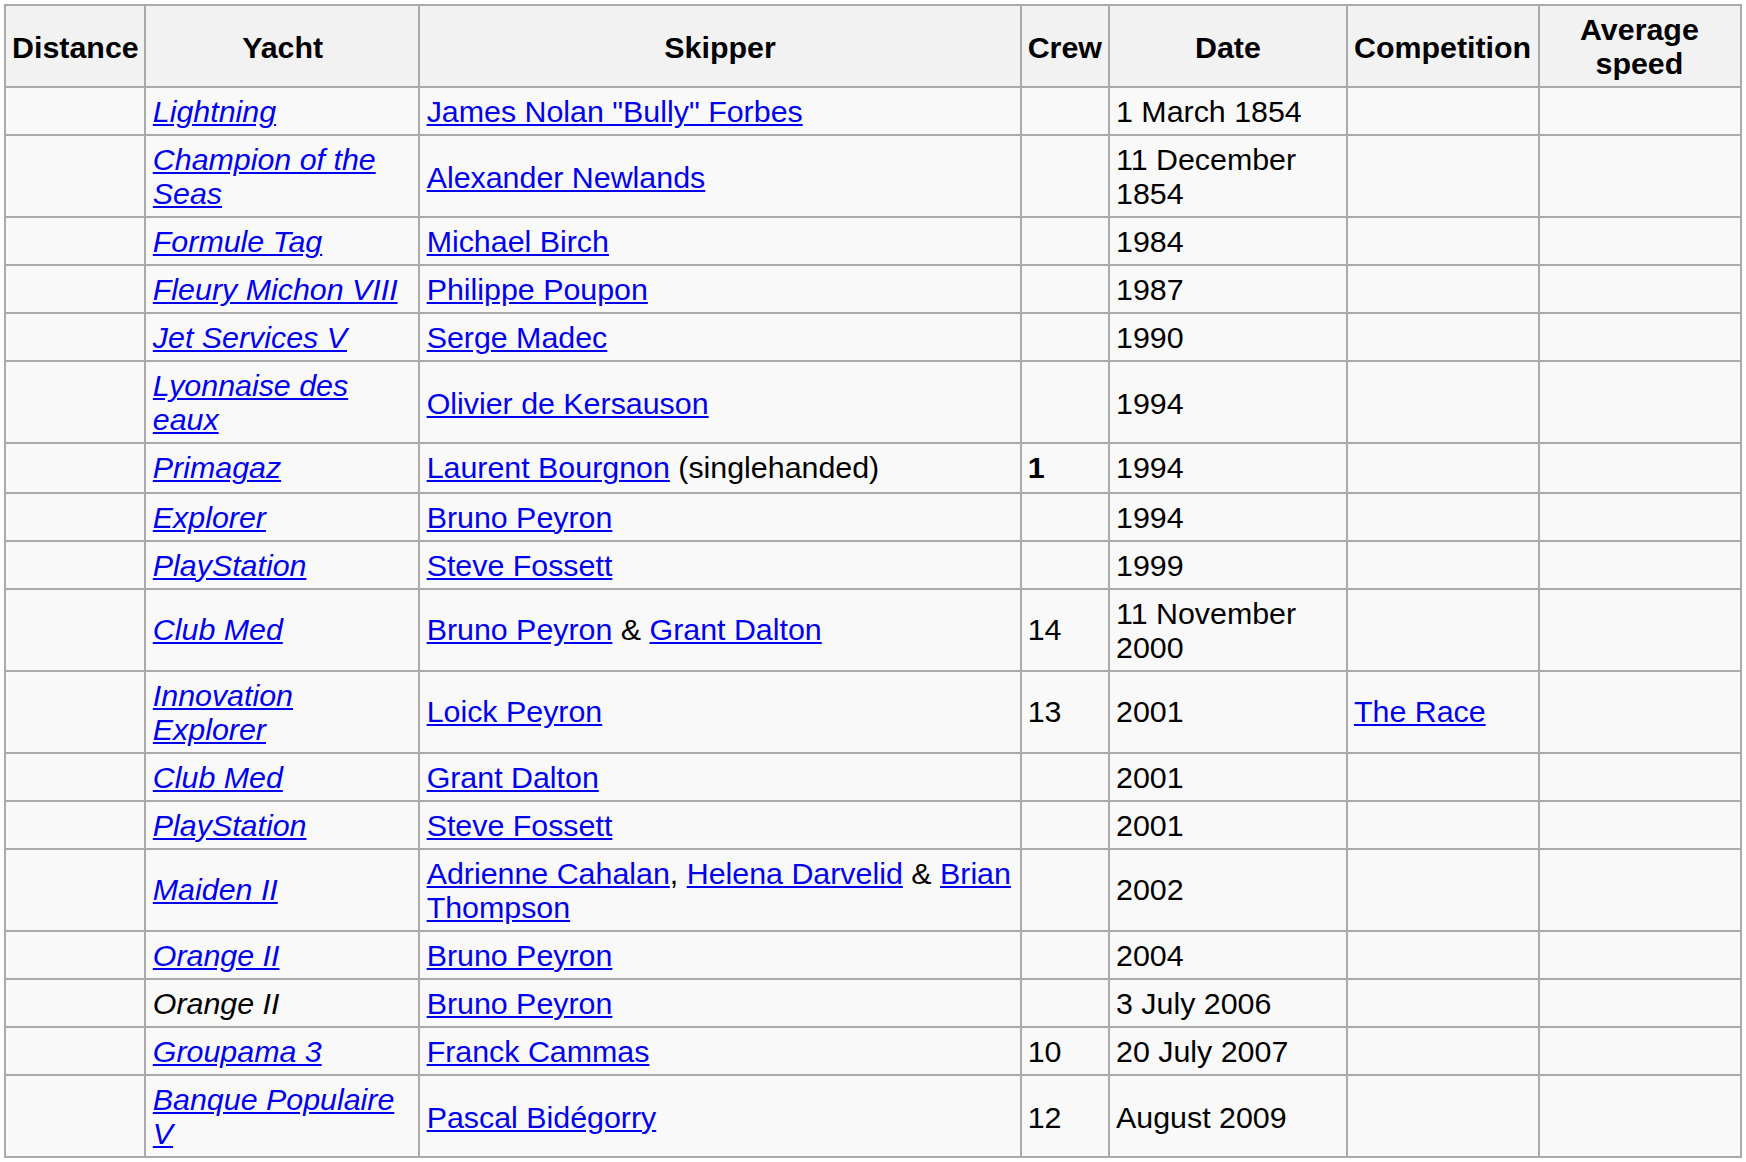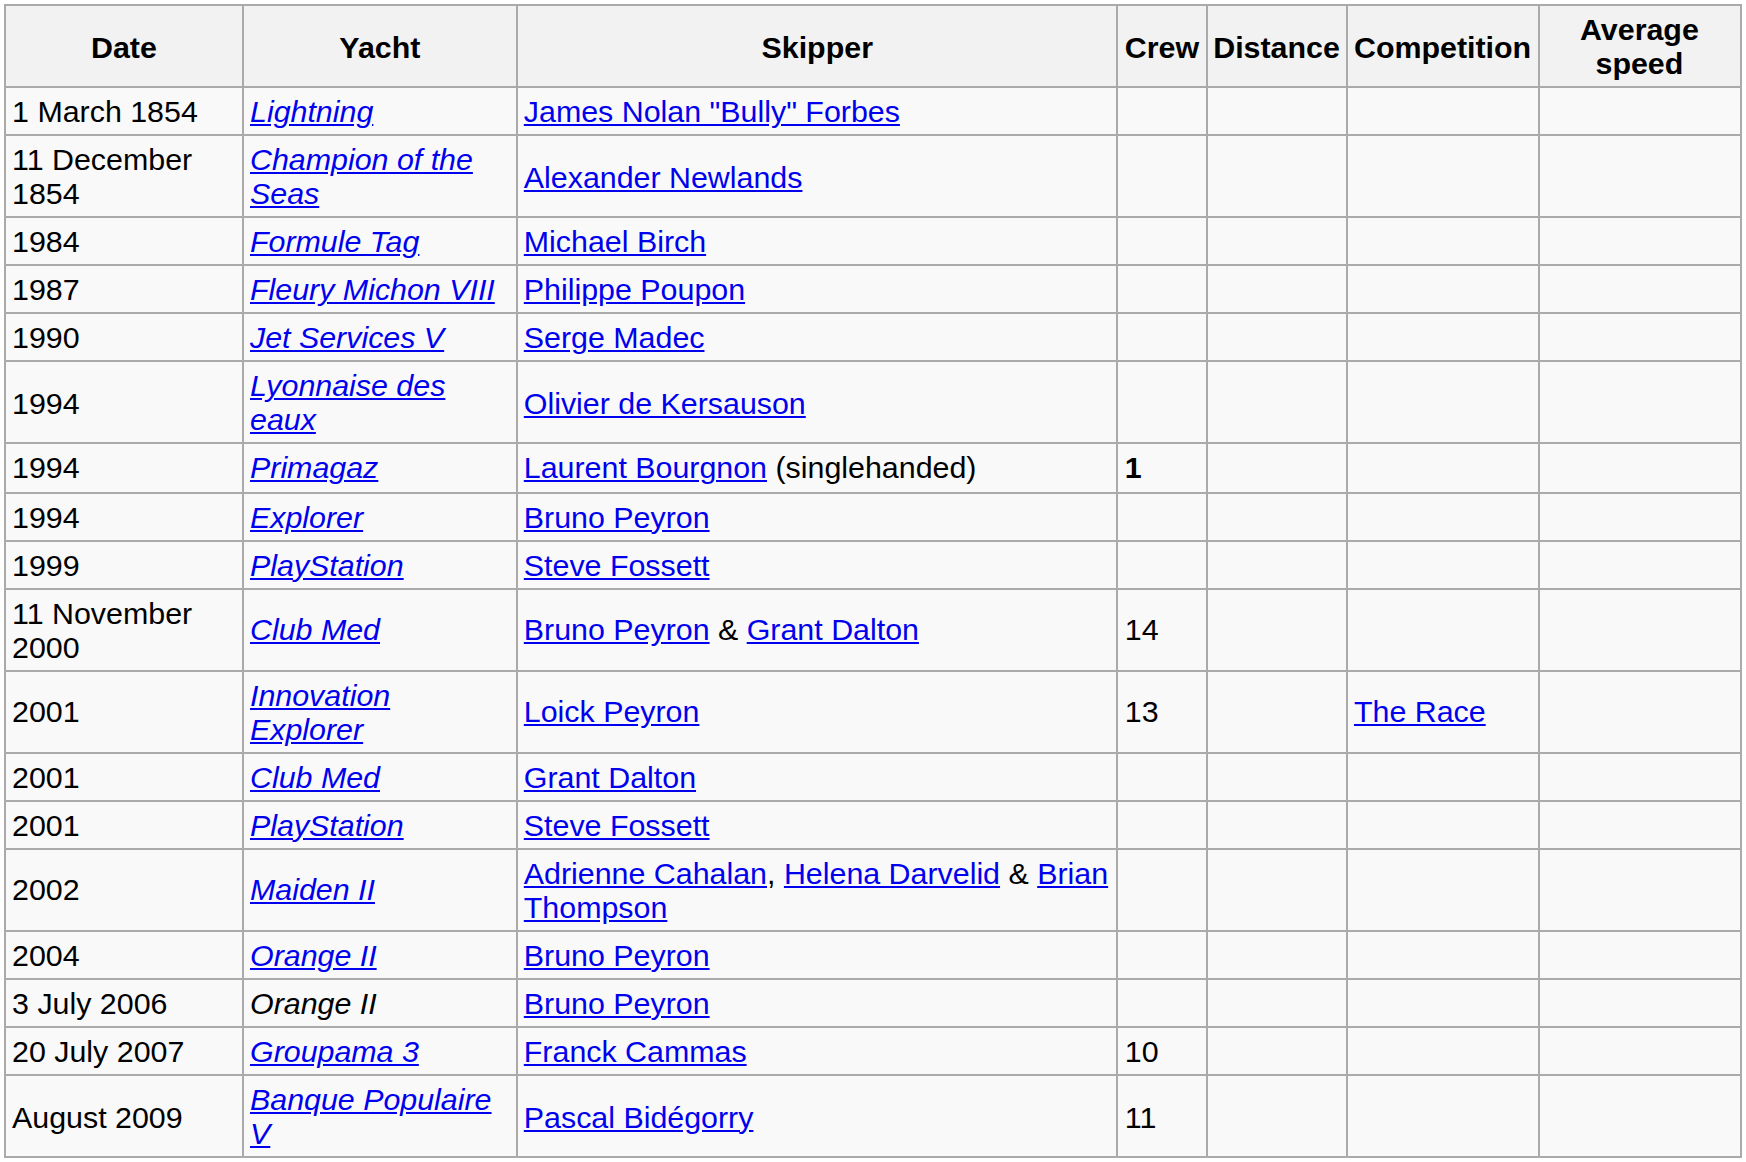columns swapped: (75, 46) <-> (1228, 46)
(1045, 1116) 12 -> (1141, 1116) 11
